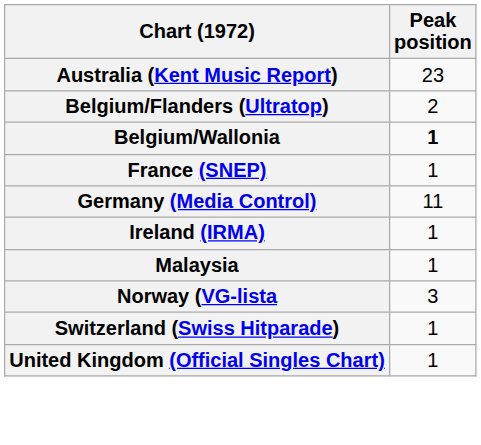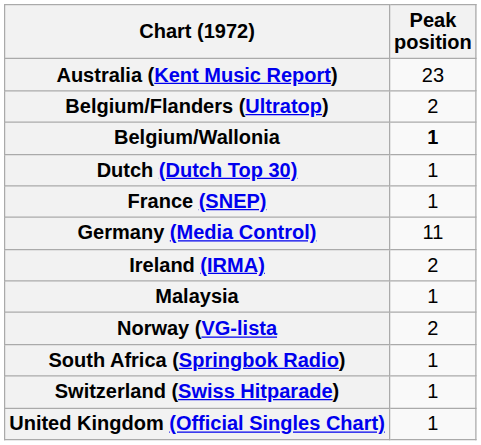+ row: (197, 169)
(433, 233) 1 -> (433, 264) 2
(433, 296) 3 -> (433, 328) 2
+ row: (197, 360)
